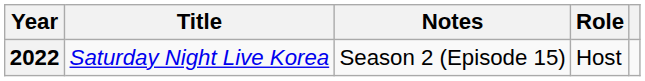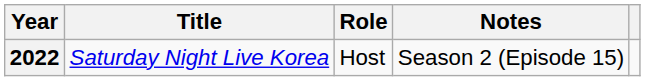columns swapped: (600, 22) <-> (453, 22)
